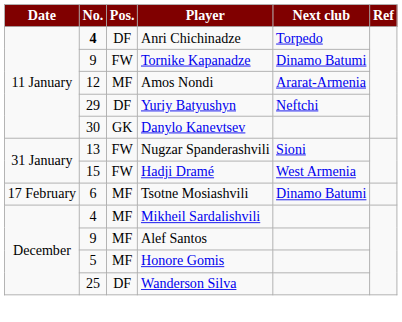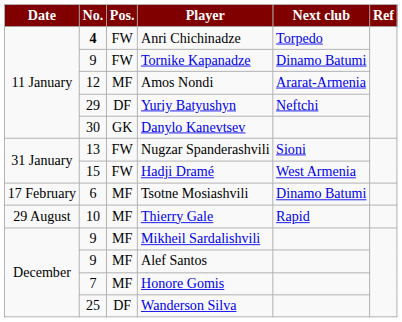(122, 37) DF -> (122, 37) FW
+ row: (177, 216)
(93, 216) 4 -> (93, 238) 9
(93, 261) 5 -> (93, 283) 7
